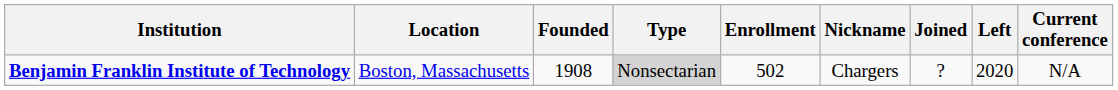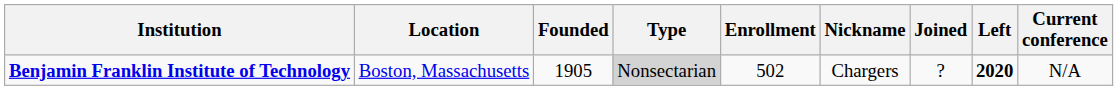(573, 70) 1908 -> (573, 70) 1905
(995, 70) normal -> (995, 70) bold
